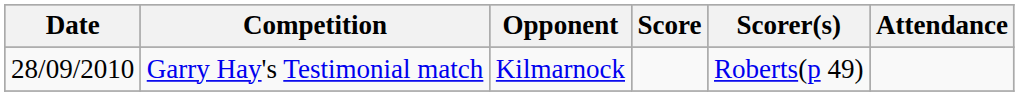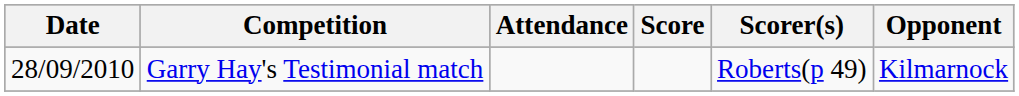columns swapped: (560, 25) <-> (942, 25)
